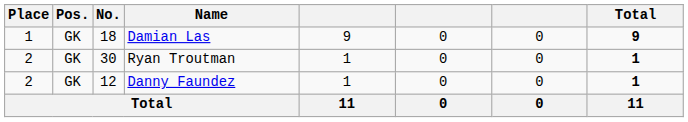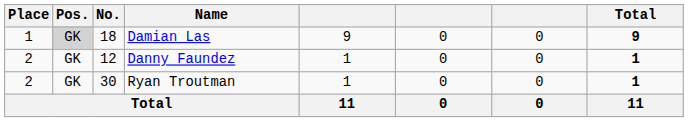(73, 38) no background -> (73, 38) lightgrey background
rows swapped: (181, 83) <-> (181, 61)
